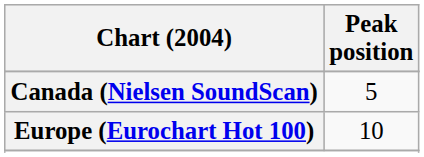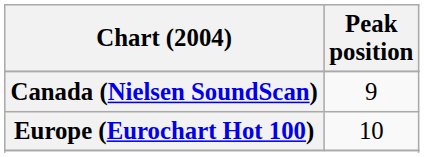(371, 91) 5 -> (371, 91) 9
